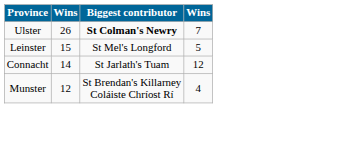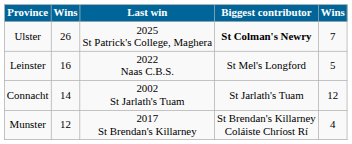+ column: (147, 13)
(66, 47) 15 -> (66, 65) 16
